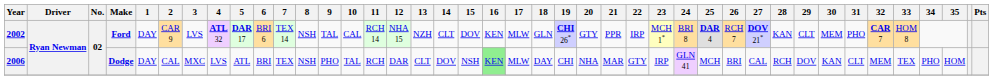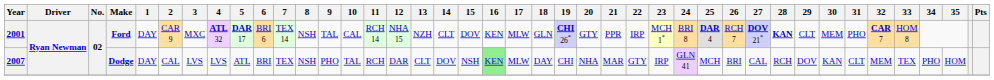(16, 34) 2002 -> (16, 34) 2001
(195, 34) LVS -> (195, 34) MXC
(782, 34) normal -> (783, 34) bold
(16, 61) 2006 -> (16, 61) 2007
(195, 61) MXC -> (195, 61) LVS
